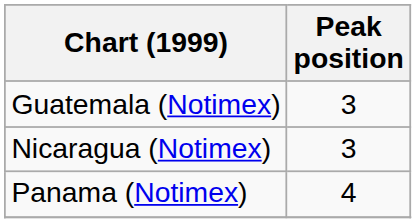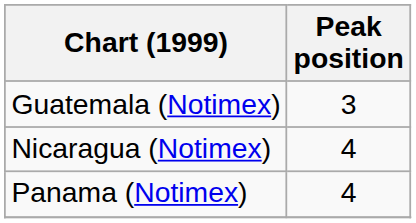(349, 148) 3 -> (349, 148) 4
